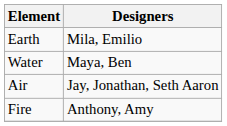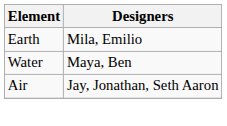- row: (20, 109)
